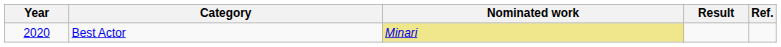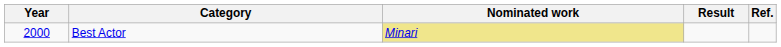(37, 32) 2020 -> (37, 32) 2000
